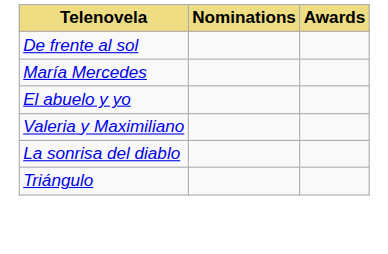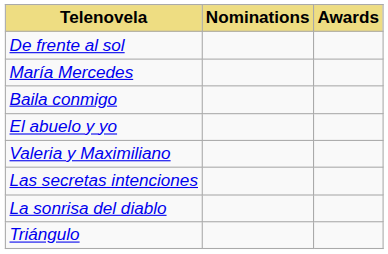+ row: (63, 99)
+ row: (104, 180)
